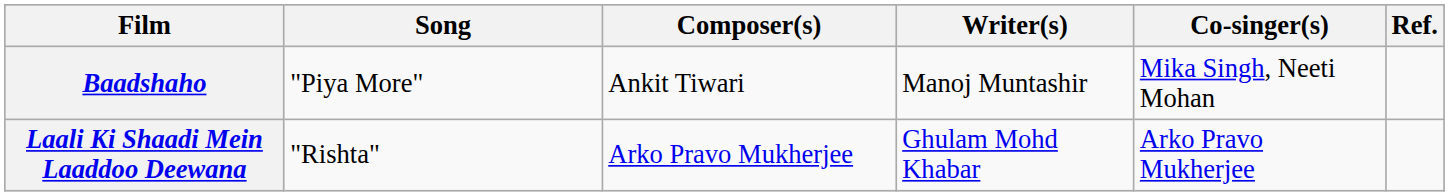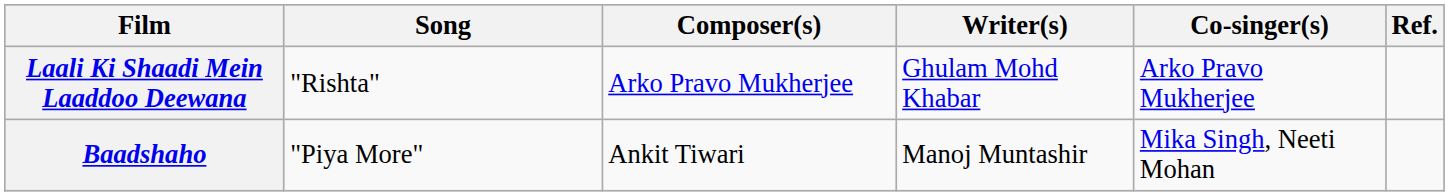rows swapped: (144, 154) <-> (144, 82)
